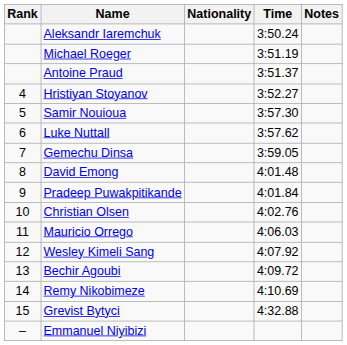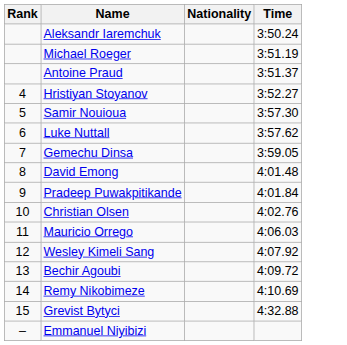- column: (322, 14)
